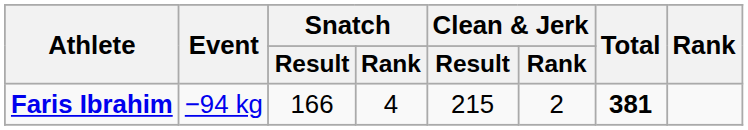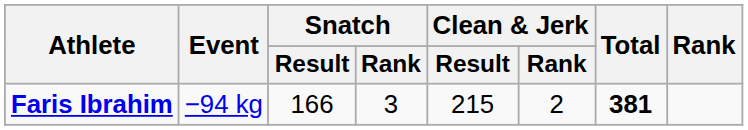(391, 105) 4 -> (391, 105) 3
